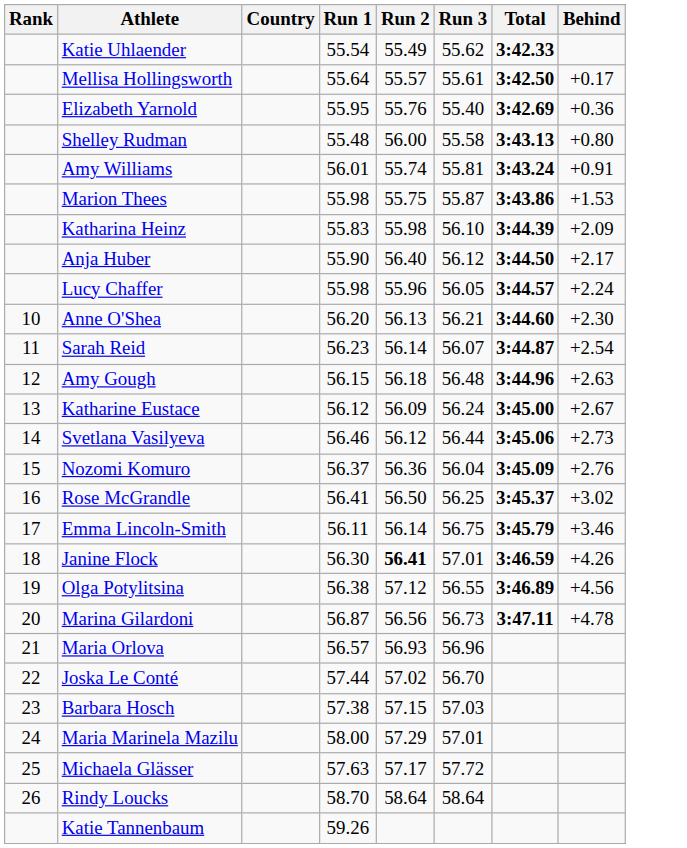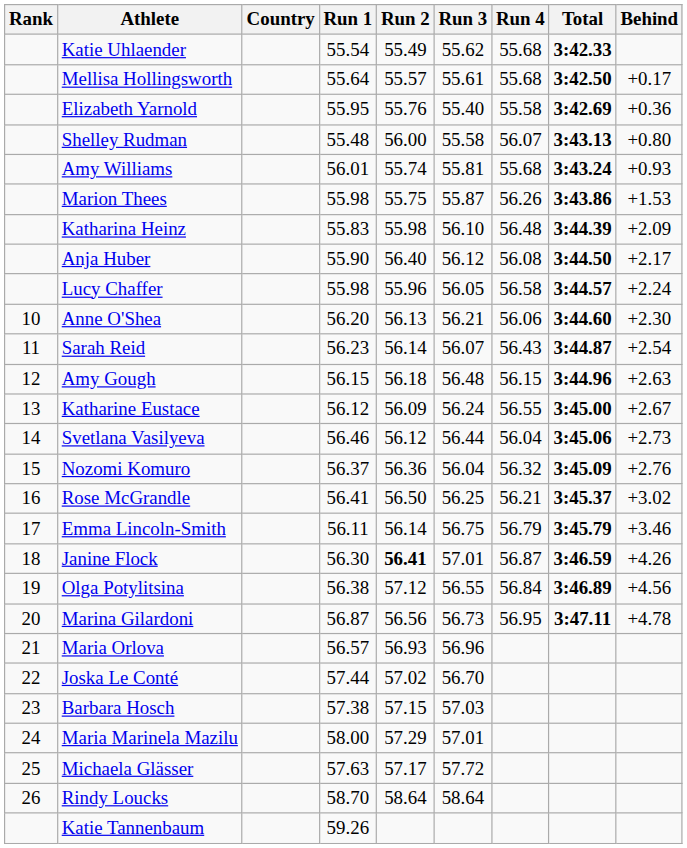+ column: (520, 19)
(592, 169) +0.91 -> (649, 169) +0.93
